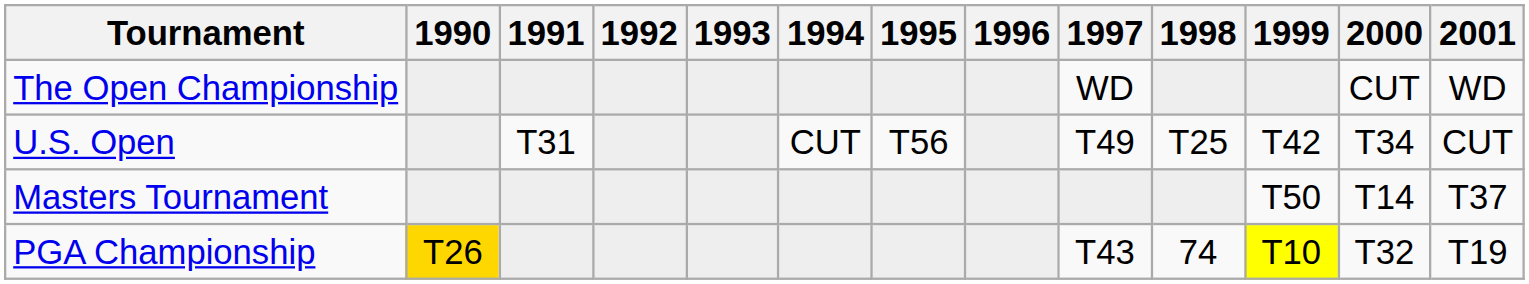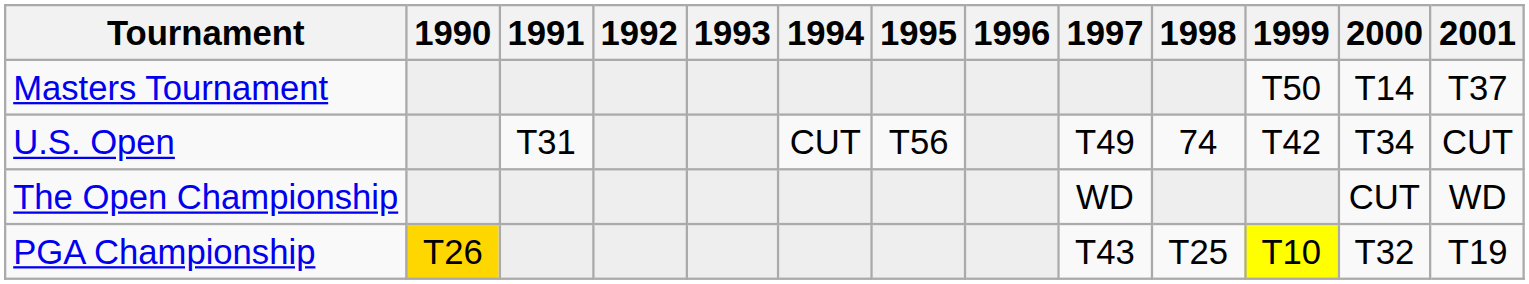rows swapped: (171, 197) <-> (206, 88)
(1198, 142) T25 -> (1198, 142) 74
(1198, 252) 74 -> (1198, 252) T25
